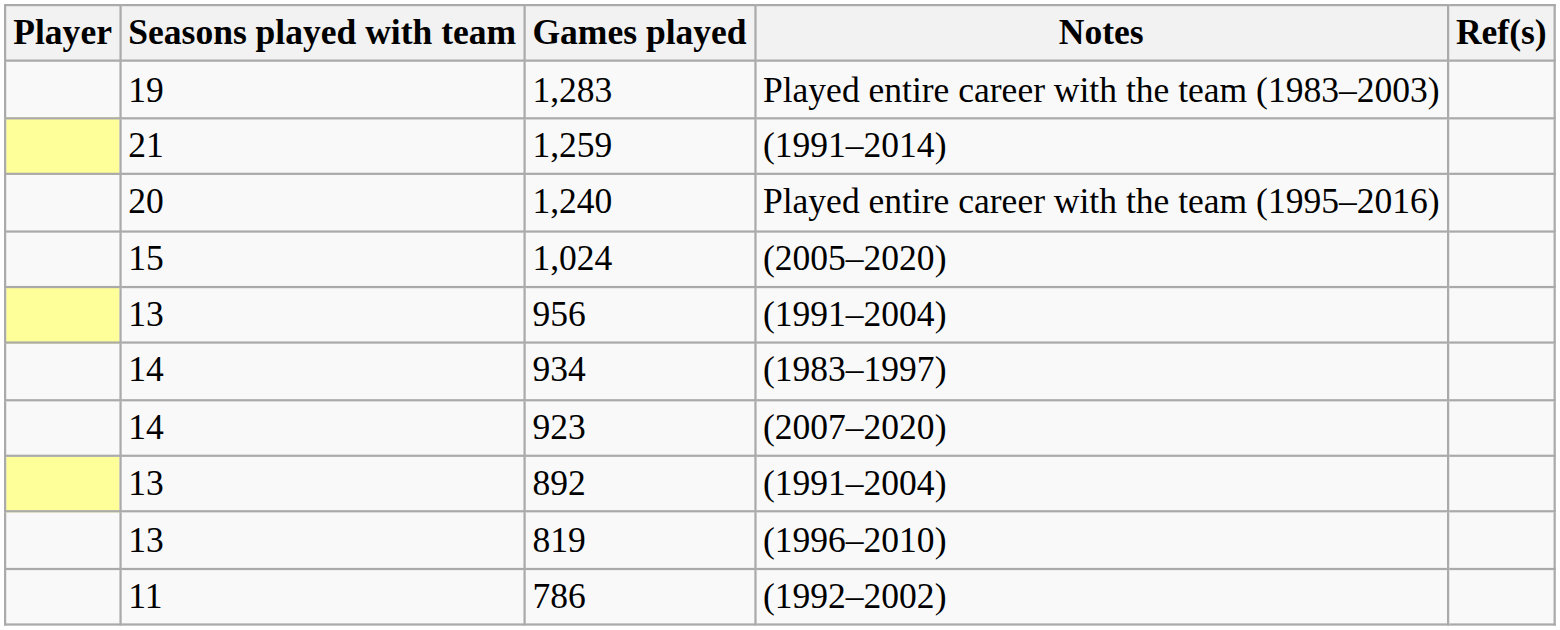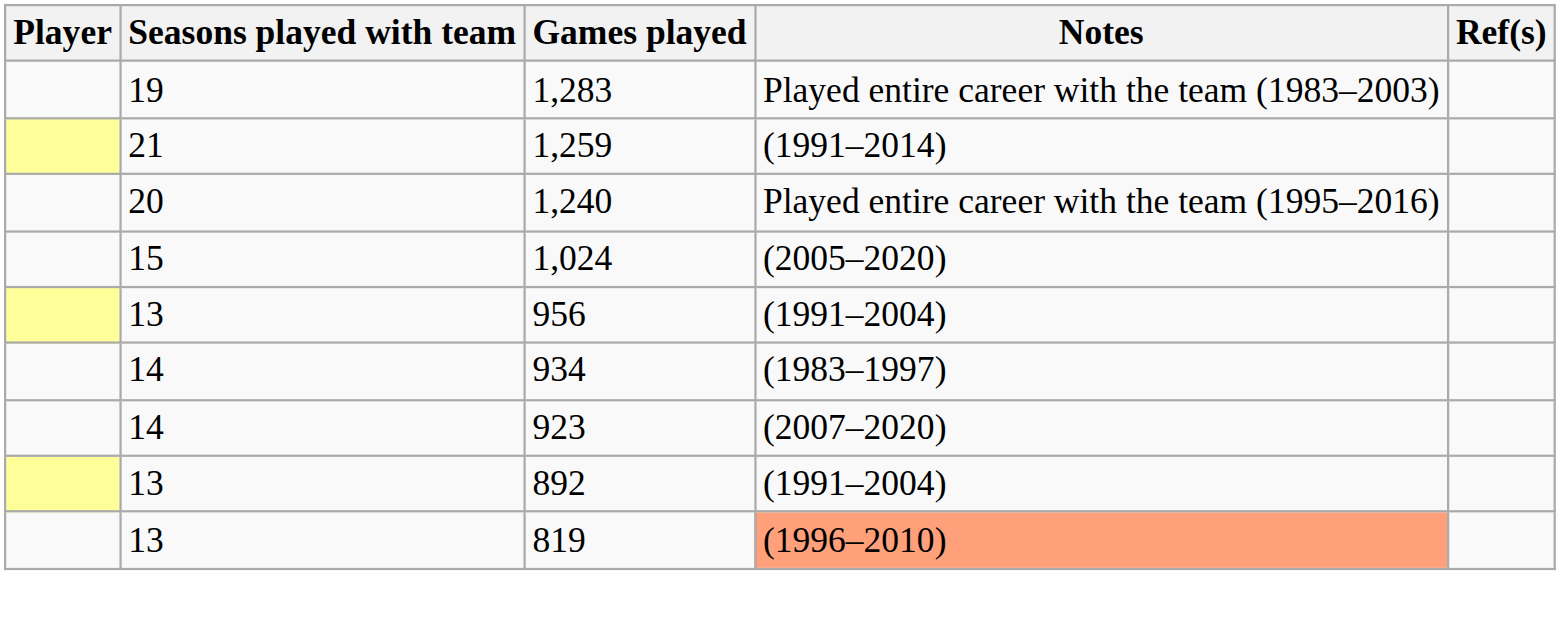(855, 539) no background -> (855, 539) lightsalmon background
- row: (559, 595)
